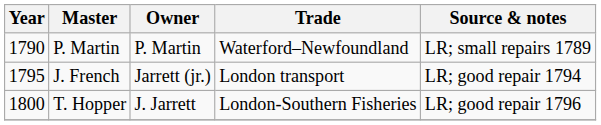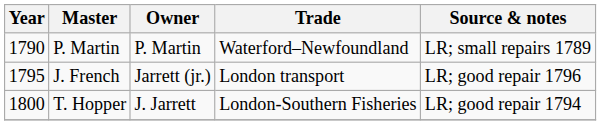(503, 76) LR; good repair 1794 -> (503, 76) LR; good repair 1796
(503, 104) LR; good repair 1796 -> (503, 104) LR; good repair 1794
